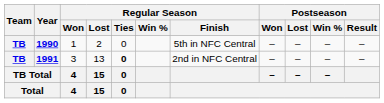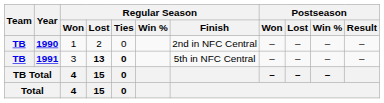(215, 44) 5th in NFC Central -> (215, 44) 2nd in NFC Central
(99, 59) normal -> (99, 59) bold
(215, 59) 2nd in NFC Central -> (215, 59) 5th in NFC Central
